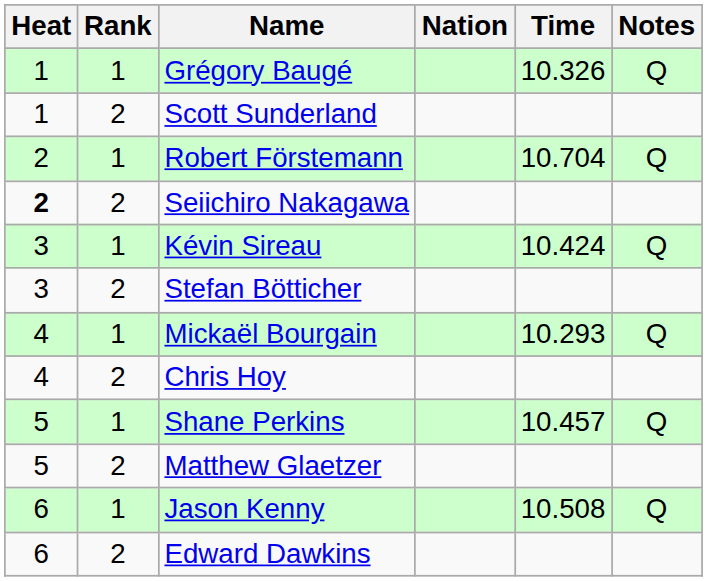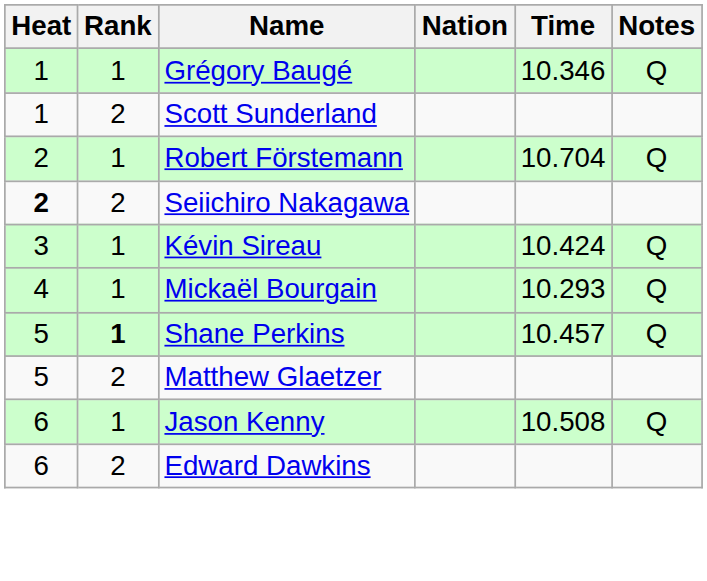(563, 70) 10.326 -> (563, 70) 10.346
- row: (263, 289)
- row: (225, 377)
(118, 421) normal -> (118, 333) bold
